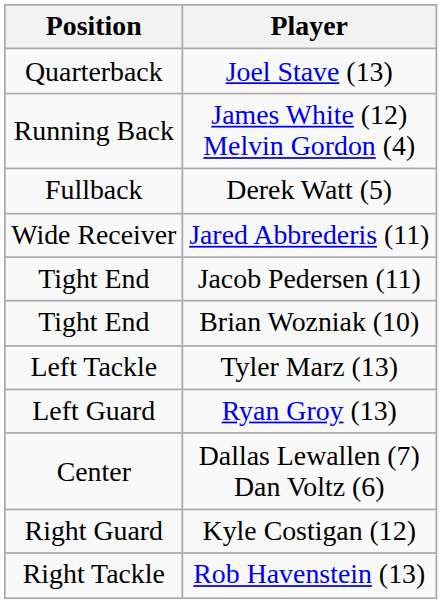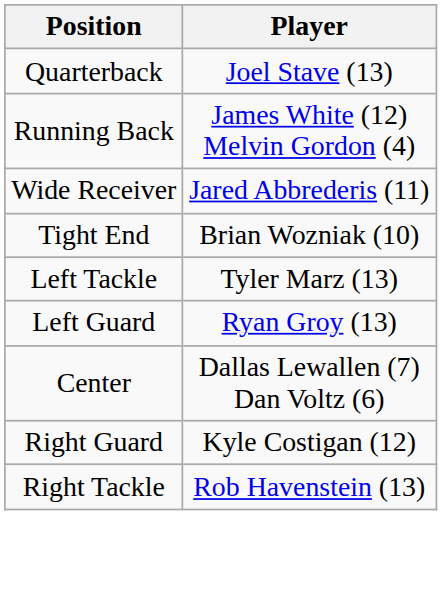- row: (309, 190)
- row: (309, 278)
